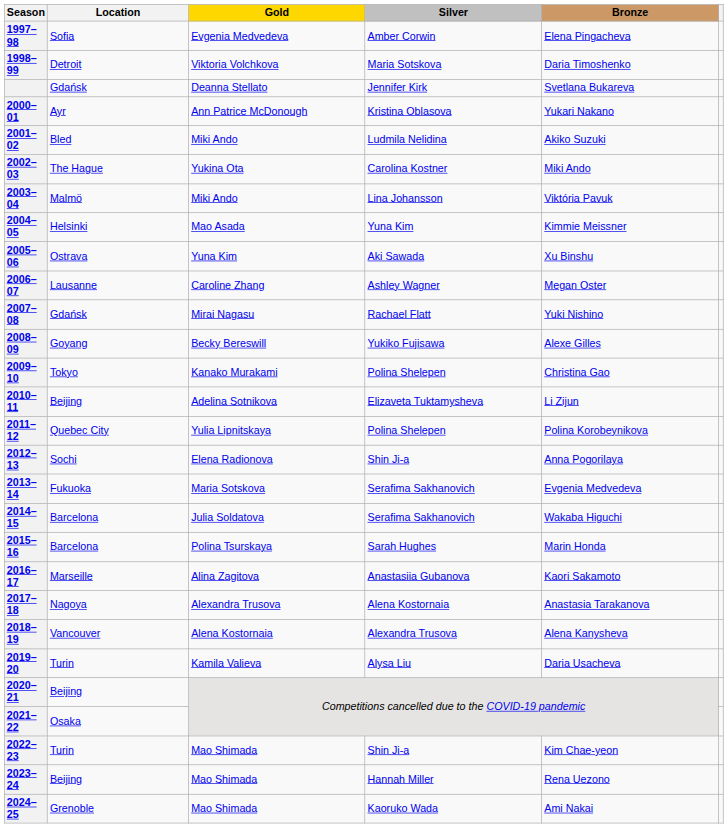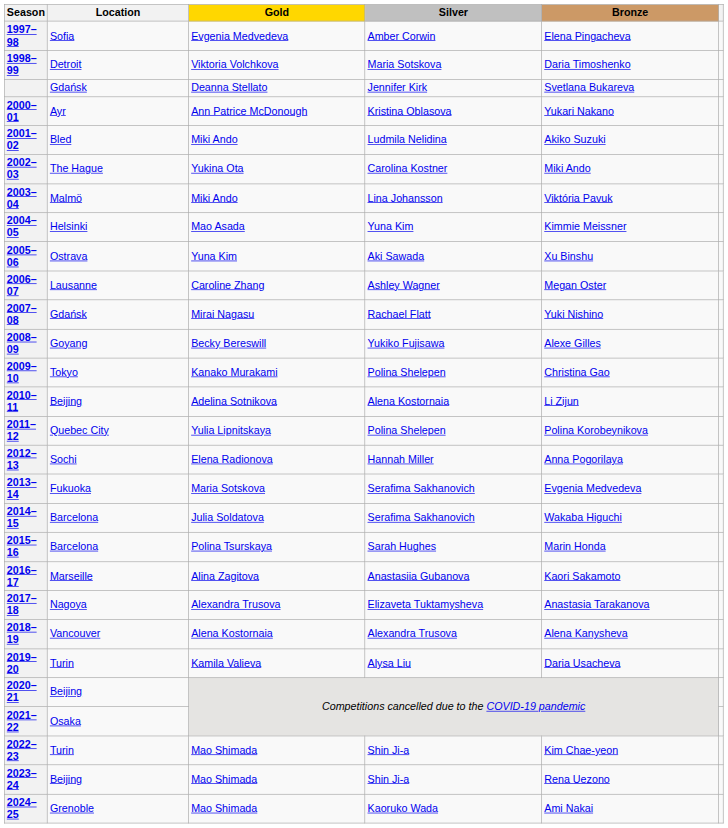(425, 401) Elizaveta Tuktamysheva -> (408, 401) Alena Kostornaia
(388, 459) Shin Ji-a -> (401, 459) Hannah Miller
(408, 605) Alena Kostornaia -> (425, 605) Elizaveta Tuktamysheva
(401, 779) Hannah Miller -> (388, 779) Shin Ji-a
